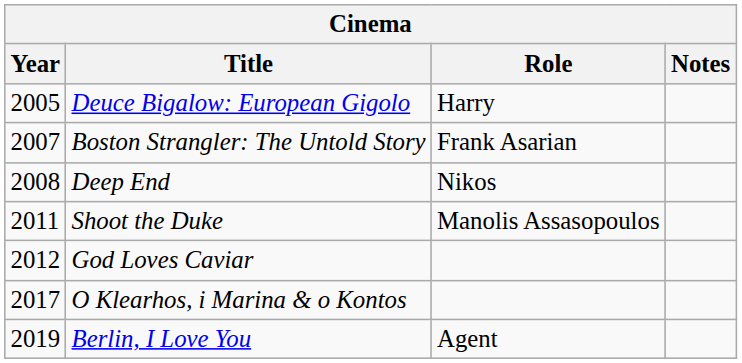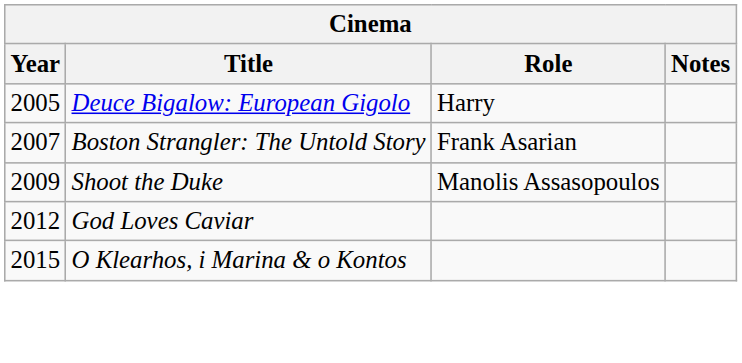- row: (121, 181)
(35, 220) 2011 -> (35, 181) 2009
(35, 299) 2017 -> (35, 260) 2015
- row: (161, 338)
